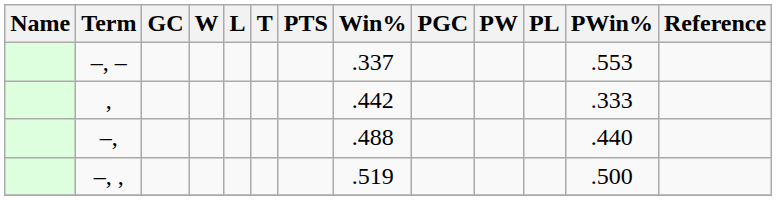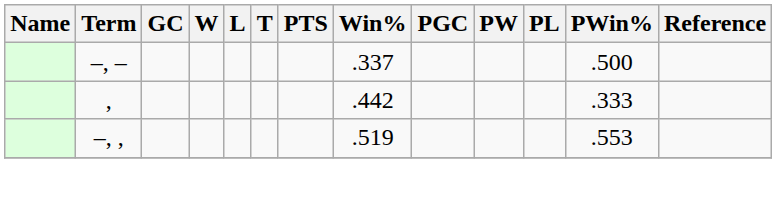(612, 61) .553 -> (612, 61) .500
- row: (109, 137)
(612, 175) .500 -> (612, 137) .553
